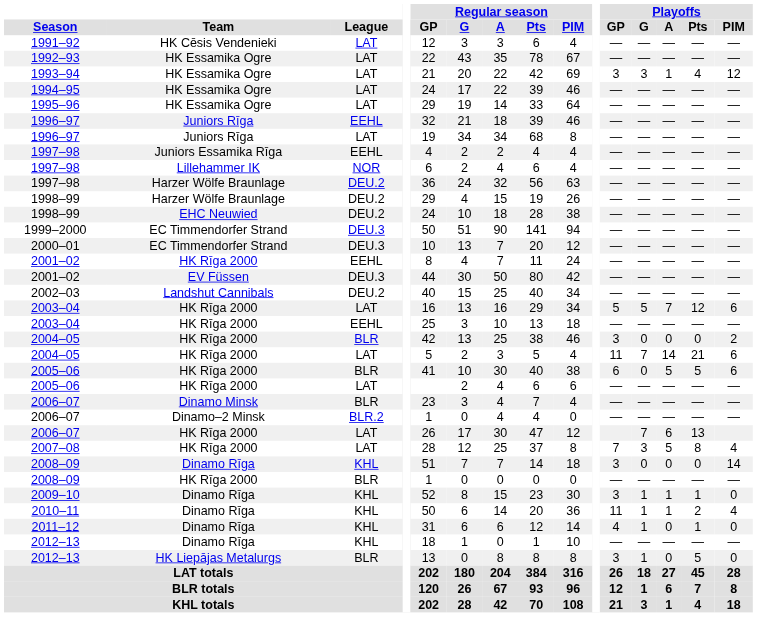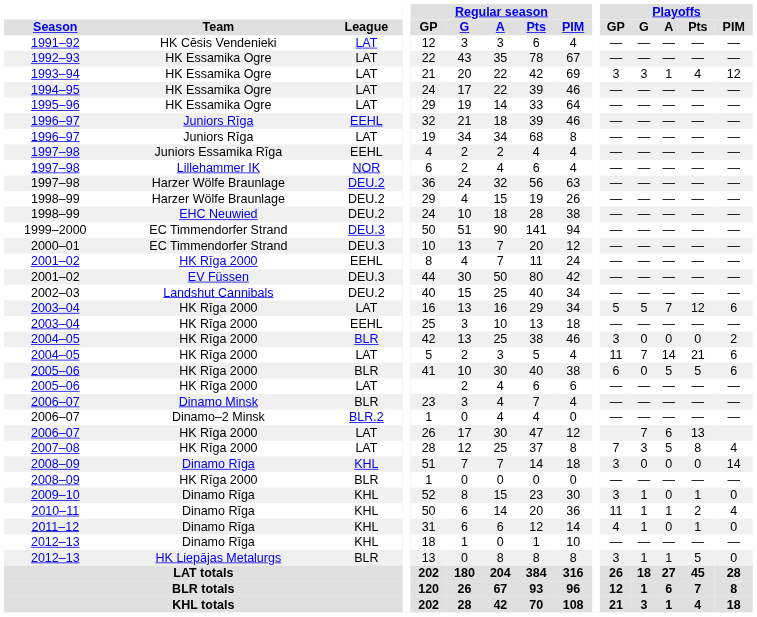(669, 495) 1 -> (669, 495) 0
(669, 557) 0 -> (669, 557) 1
